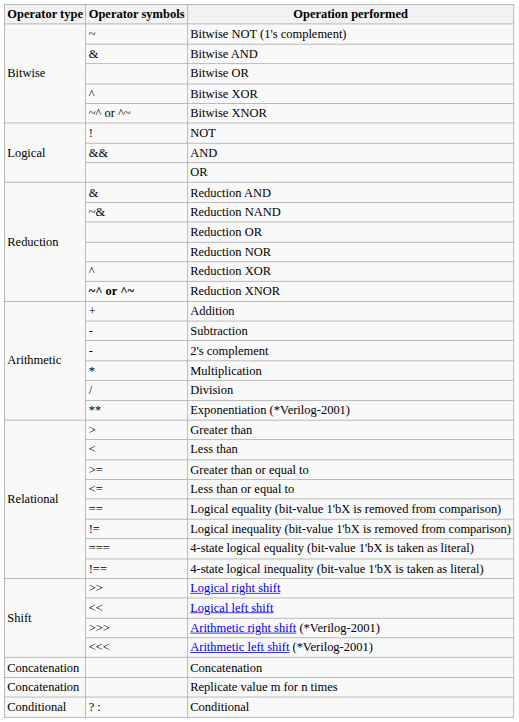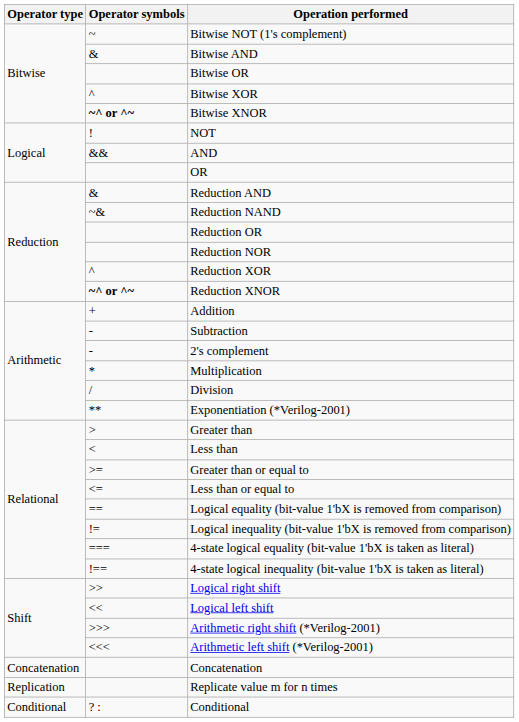(110, 113) normal -> (111, 113) bold
(43, 687) Concatenation -> (36, 687) Replication
